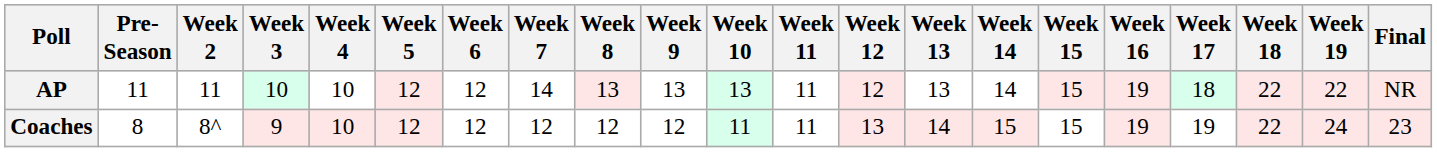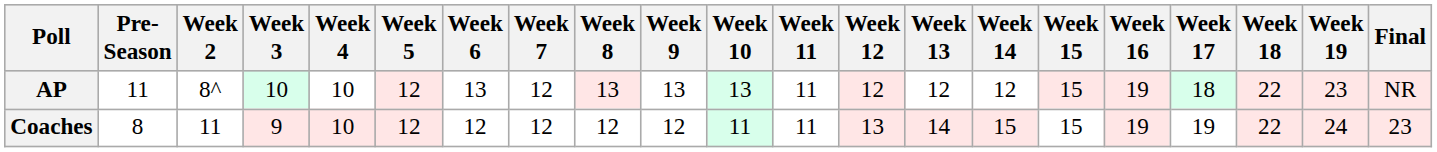(210, 89) 11 -> (210, 89) 8^
(475, 89) 12 -> (475, 89) 13
(541, 89) 14 -> (541, 89) 12
(939, 89) 13 -> (939, 89) 12
(1005, 89) 14 -> (1005, 89) 12
(1336, 89) 22 -> (1336, 89) 23
(210, 127) 8^ -> (210, 127) 11
